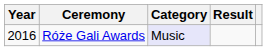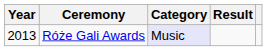(22, 35) 2016 -> (22, 35) 2013
